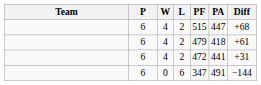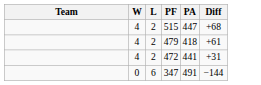- column: (143, 12)
